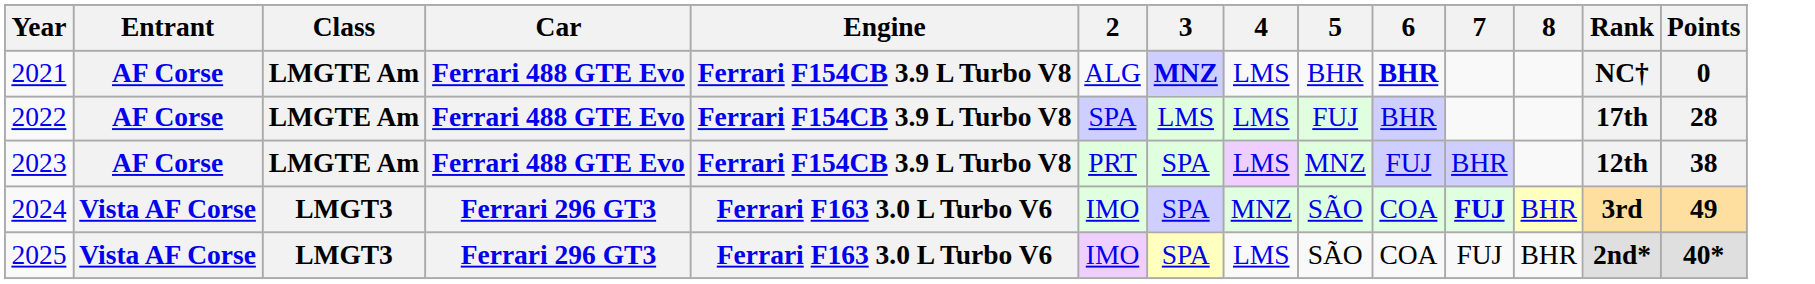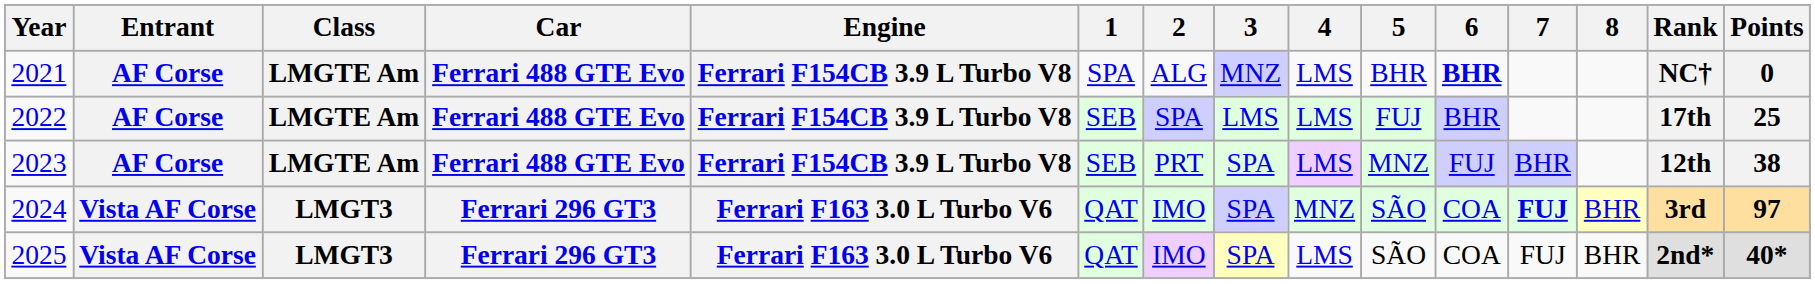+ column: (1111, 27)
(1186, 72) bold -> (1251, 72) normal
(1704, 118) 28 -> (1767, 118) 25
(1704, 209) 49 -> (1767, 209) 97
